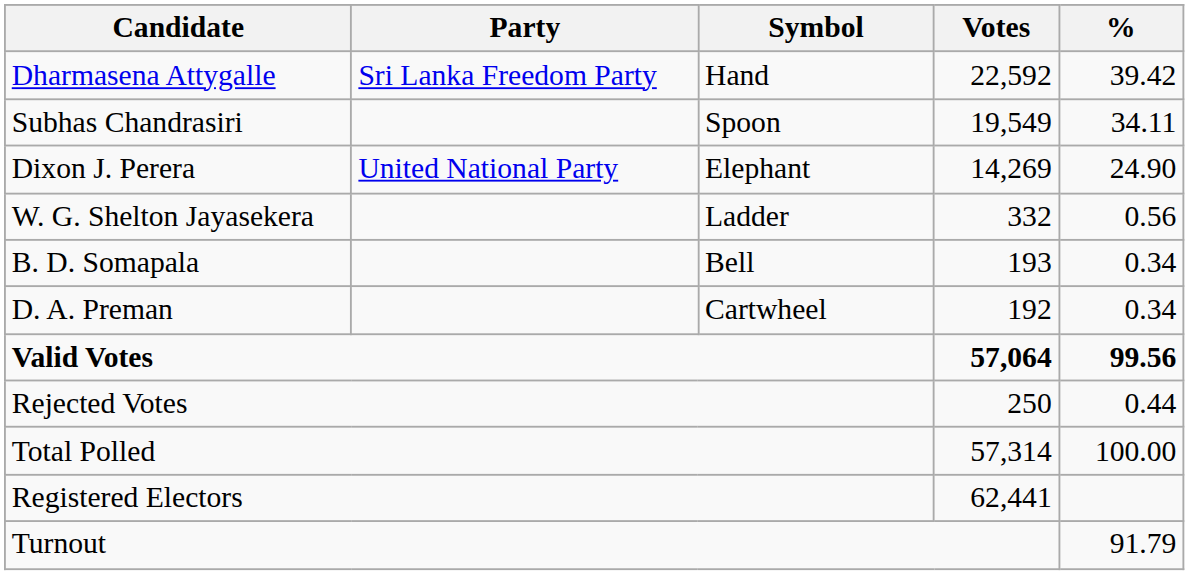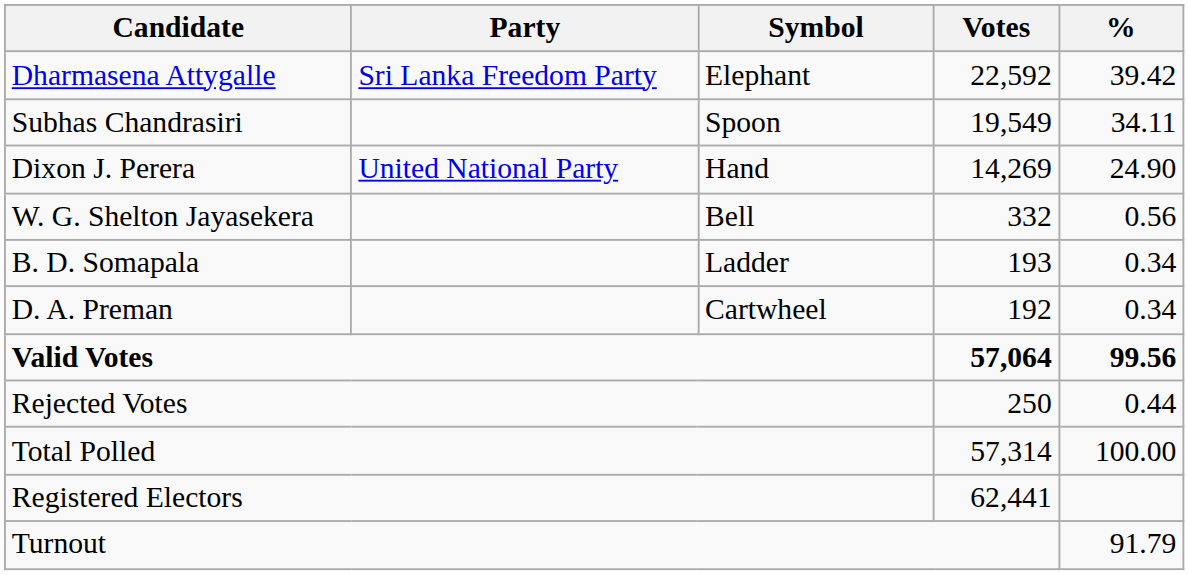(737, 74) Hand -> (758, 74) Elephant
(758, 168) Elephant -> (737, 168) Hand
(747, 215) Ladder -> (730, 215) Bell
(730, 262) Bell -> (747, 262) Ladder
